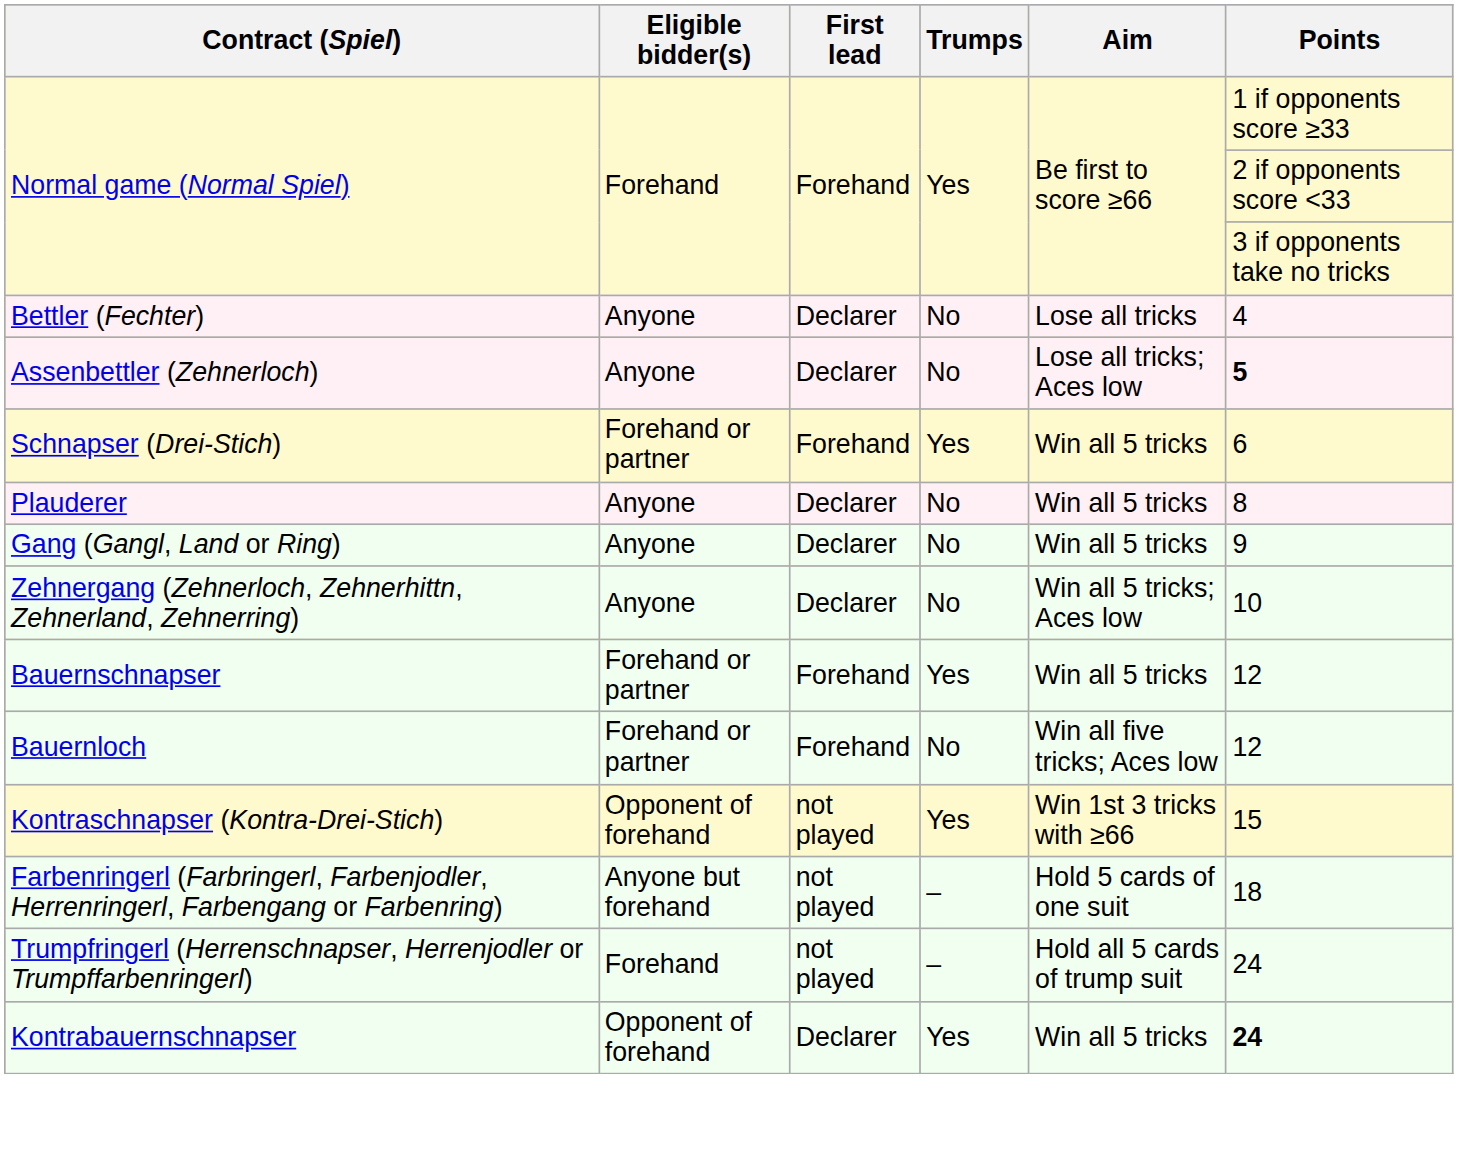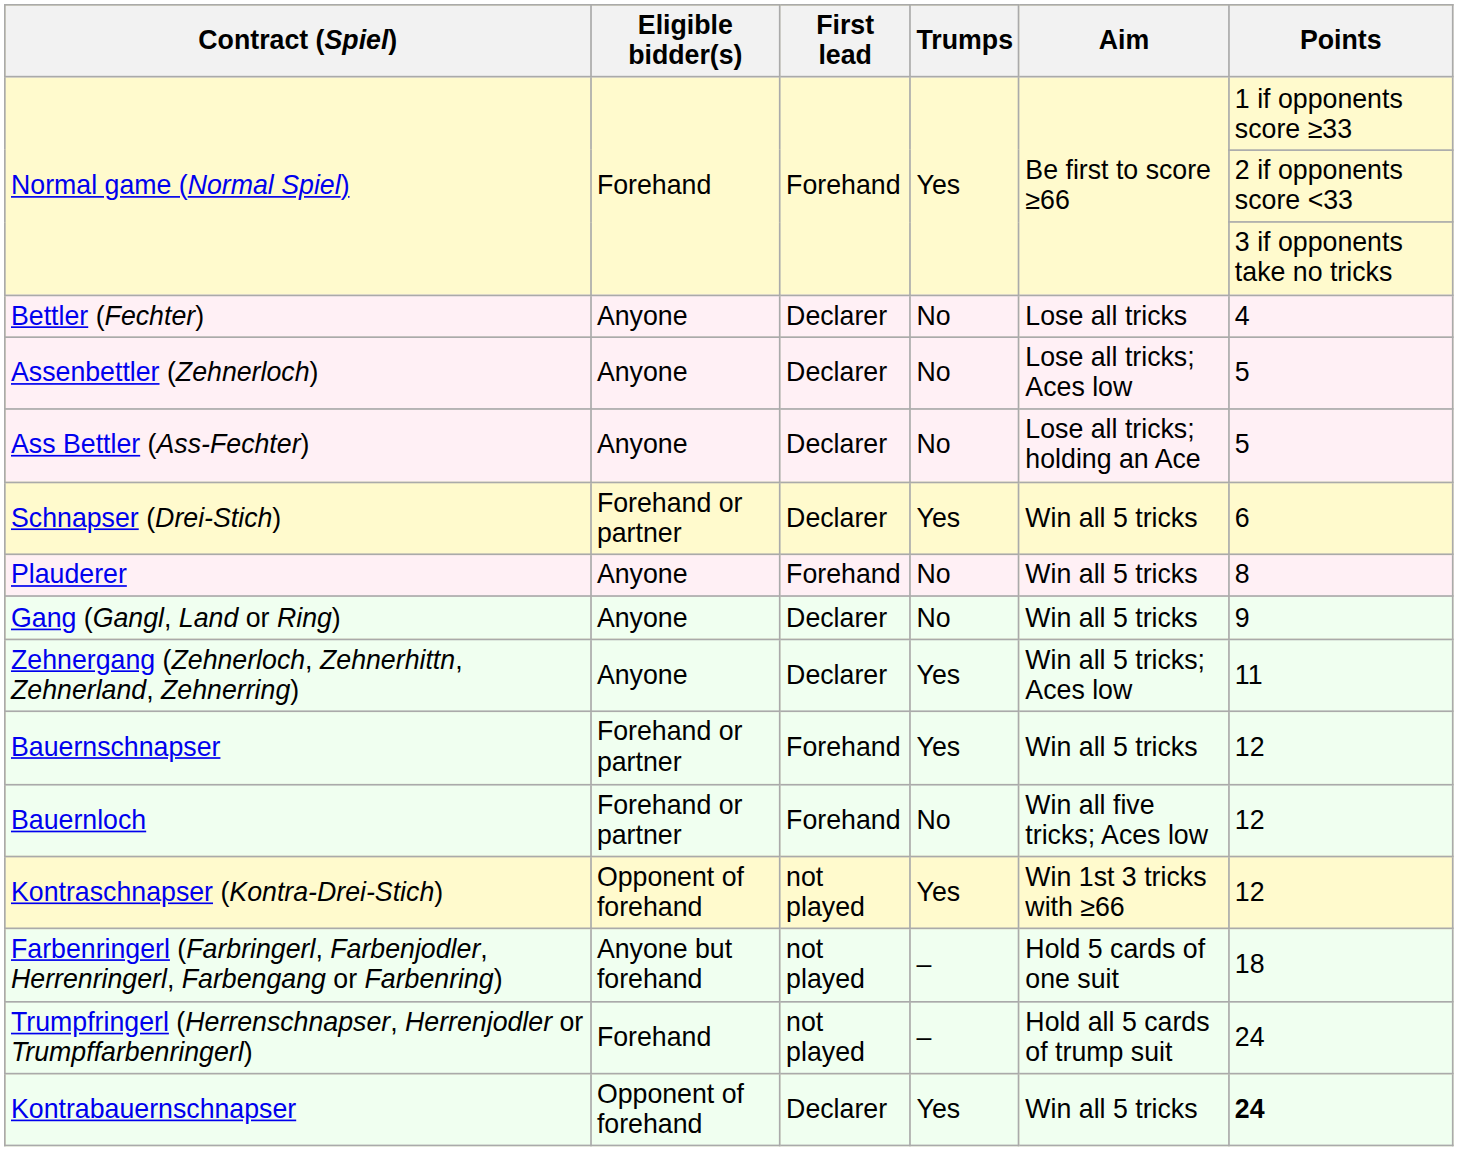(1240, 372) bold -> (1242, 372) normal
+ row: (160, 445)
(853, 445) Forehand -> (837, 517) Declarer
(846, 502) Declarer -> (843, 575) Forehand
(943, 602) No -> (938, 674) Yes
(1247, 602) 10 -> (1249, 674) 11
(1247, 819) 15 -> (1250, 892) 12
